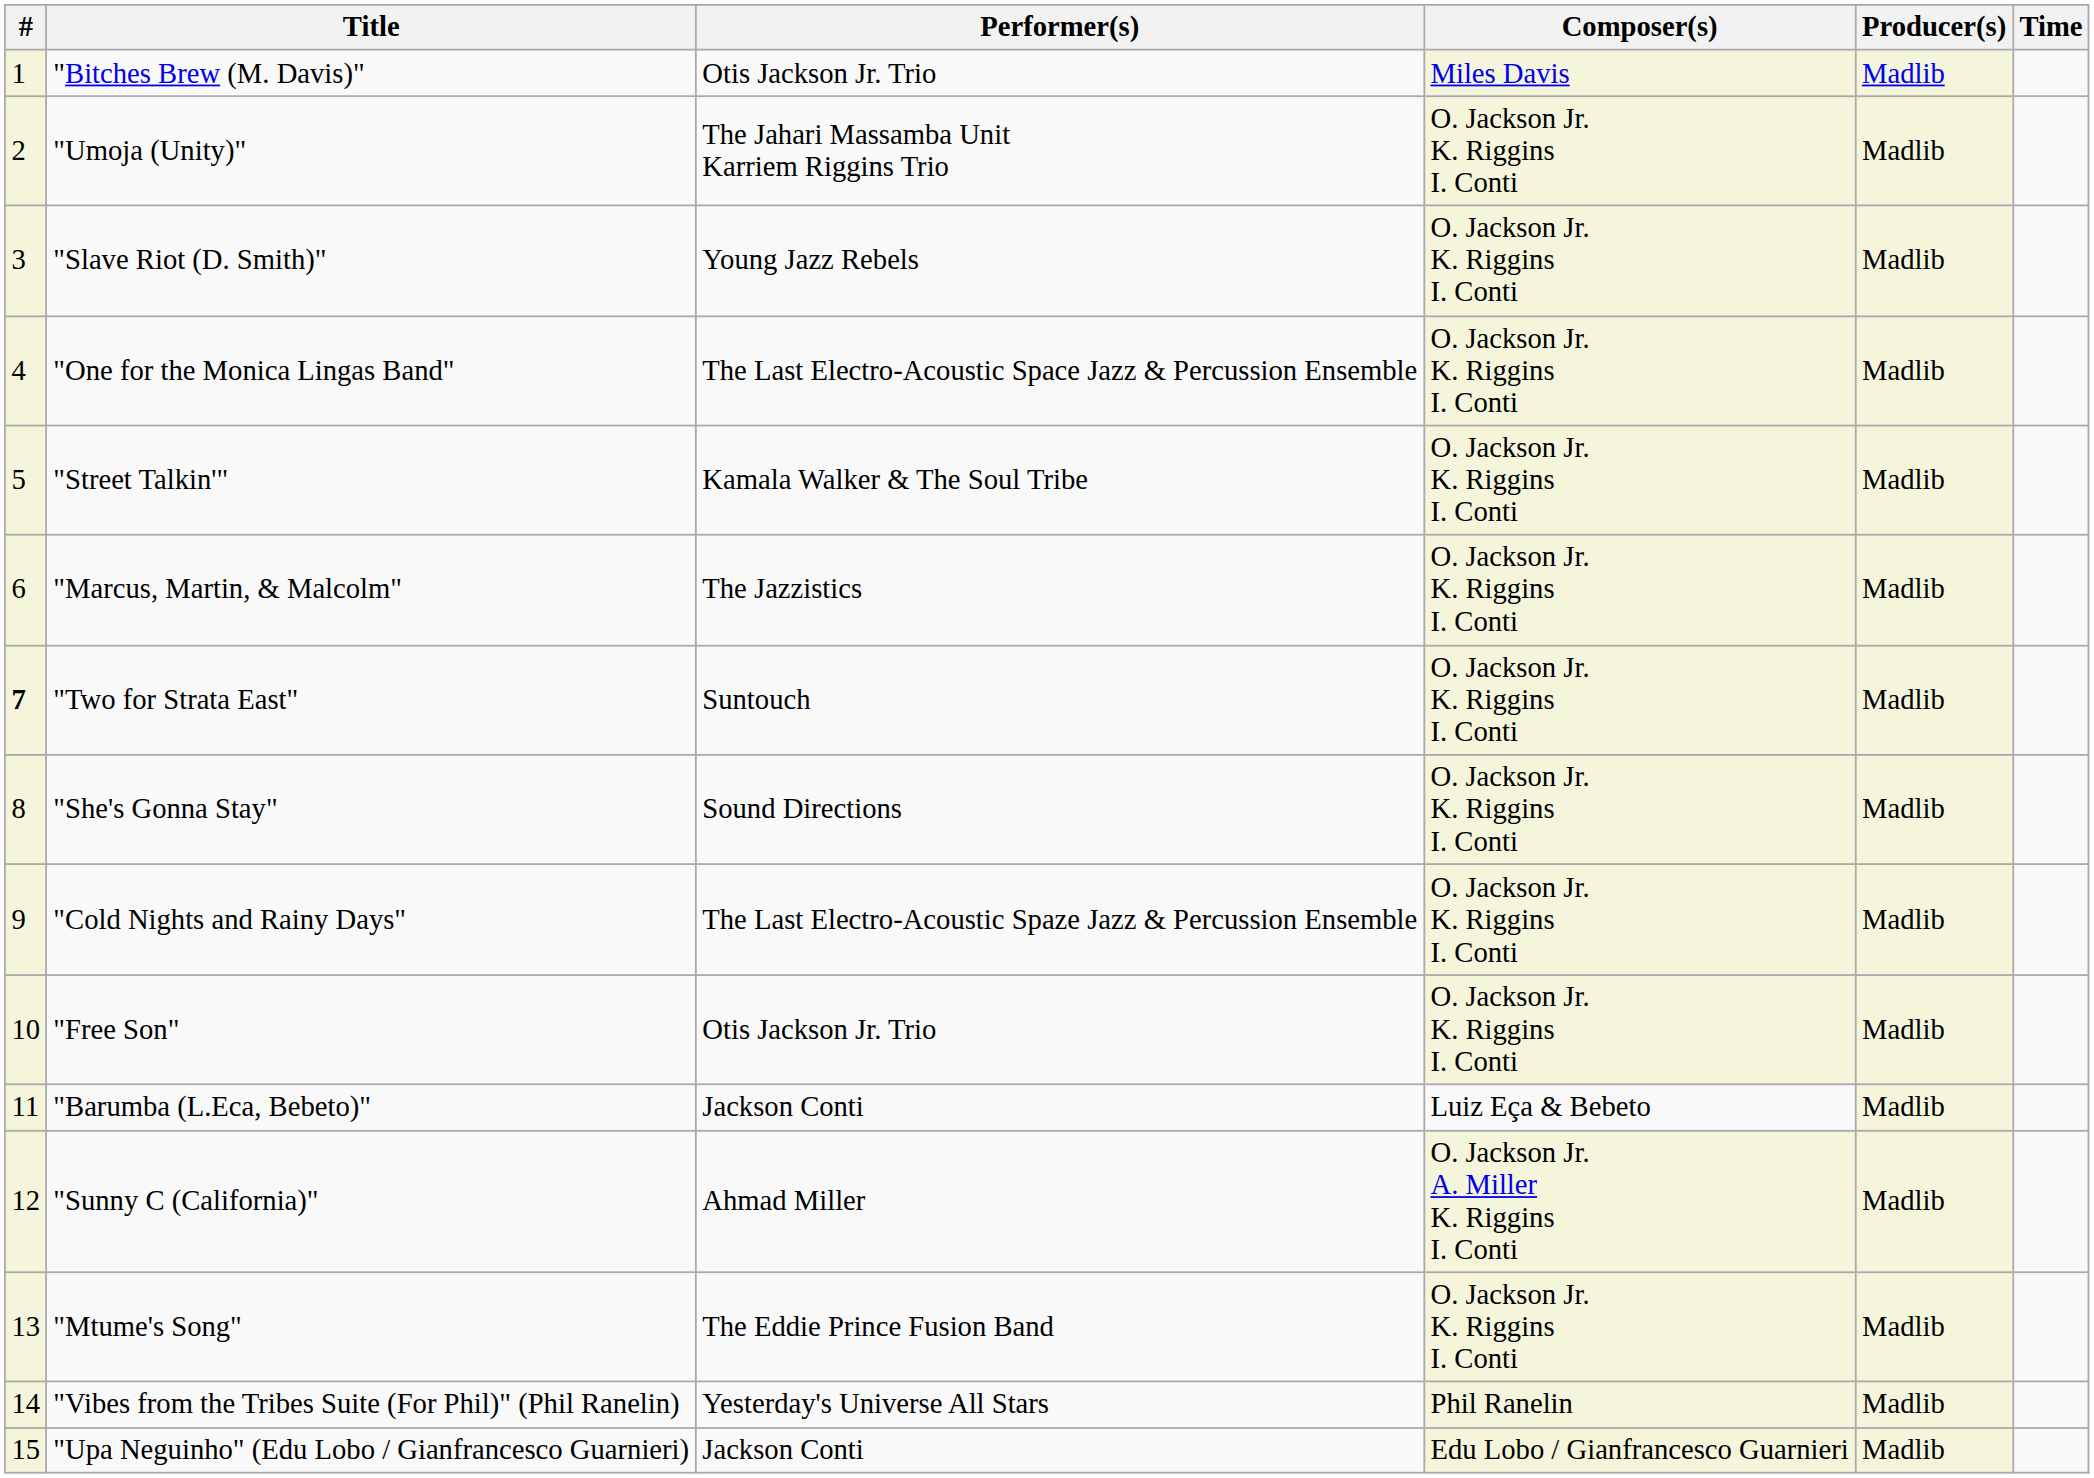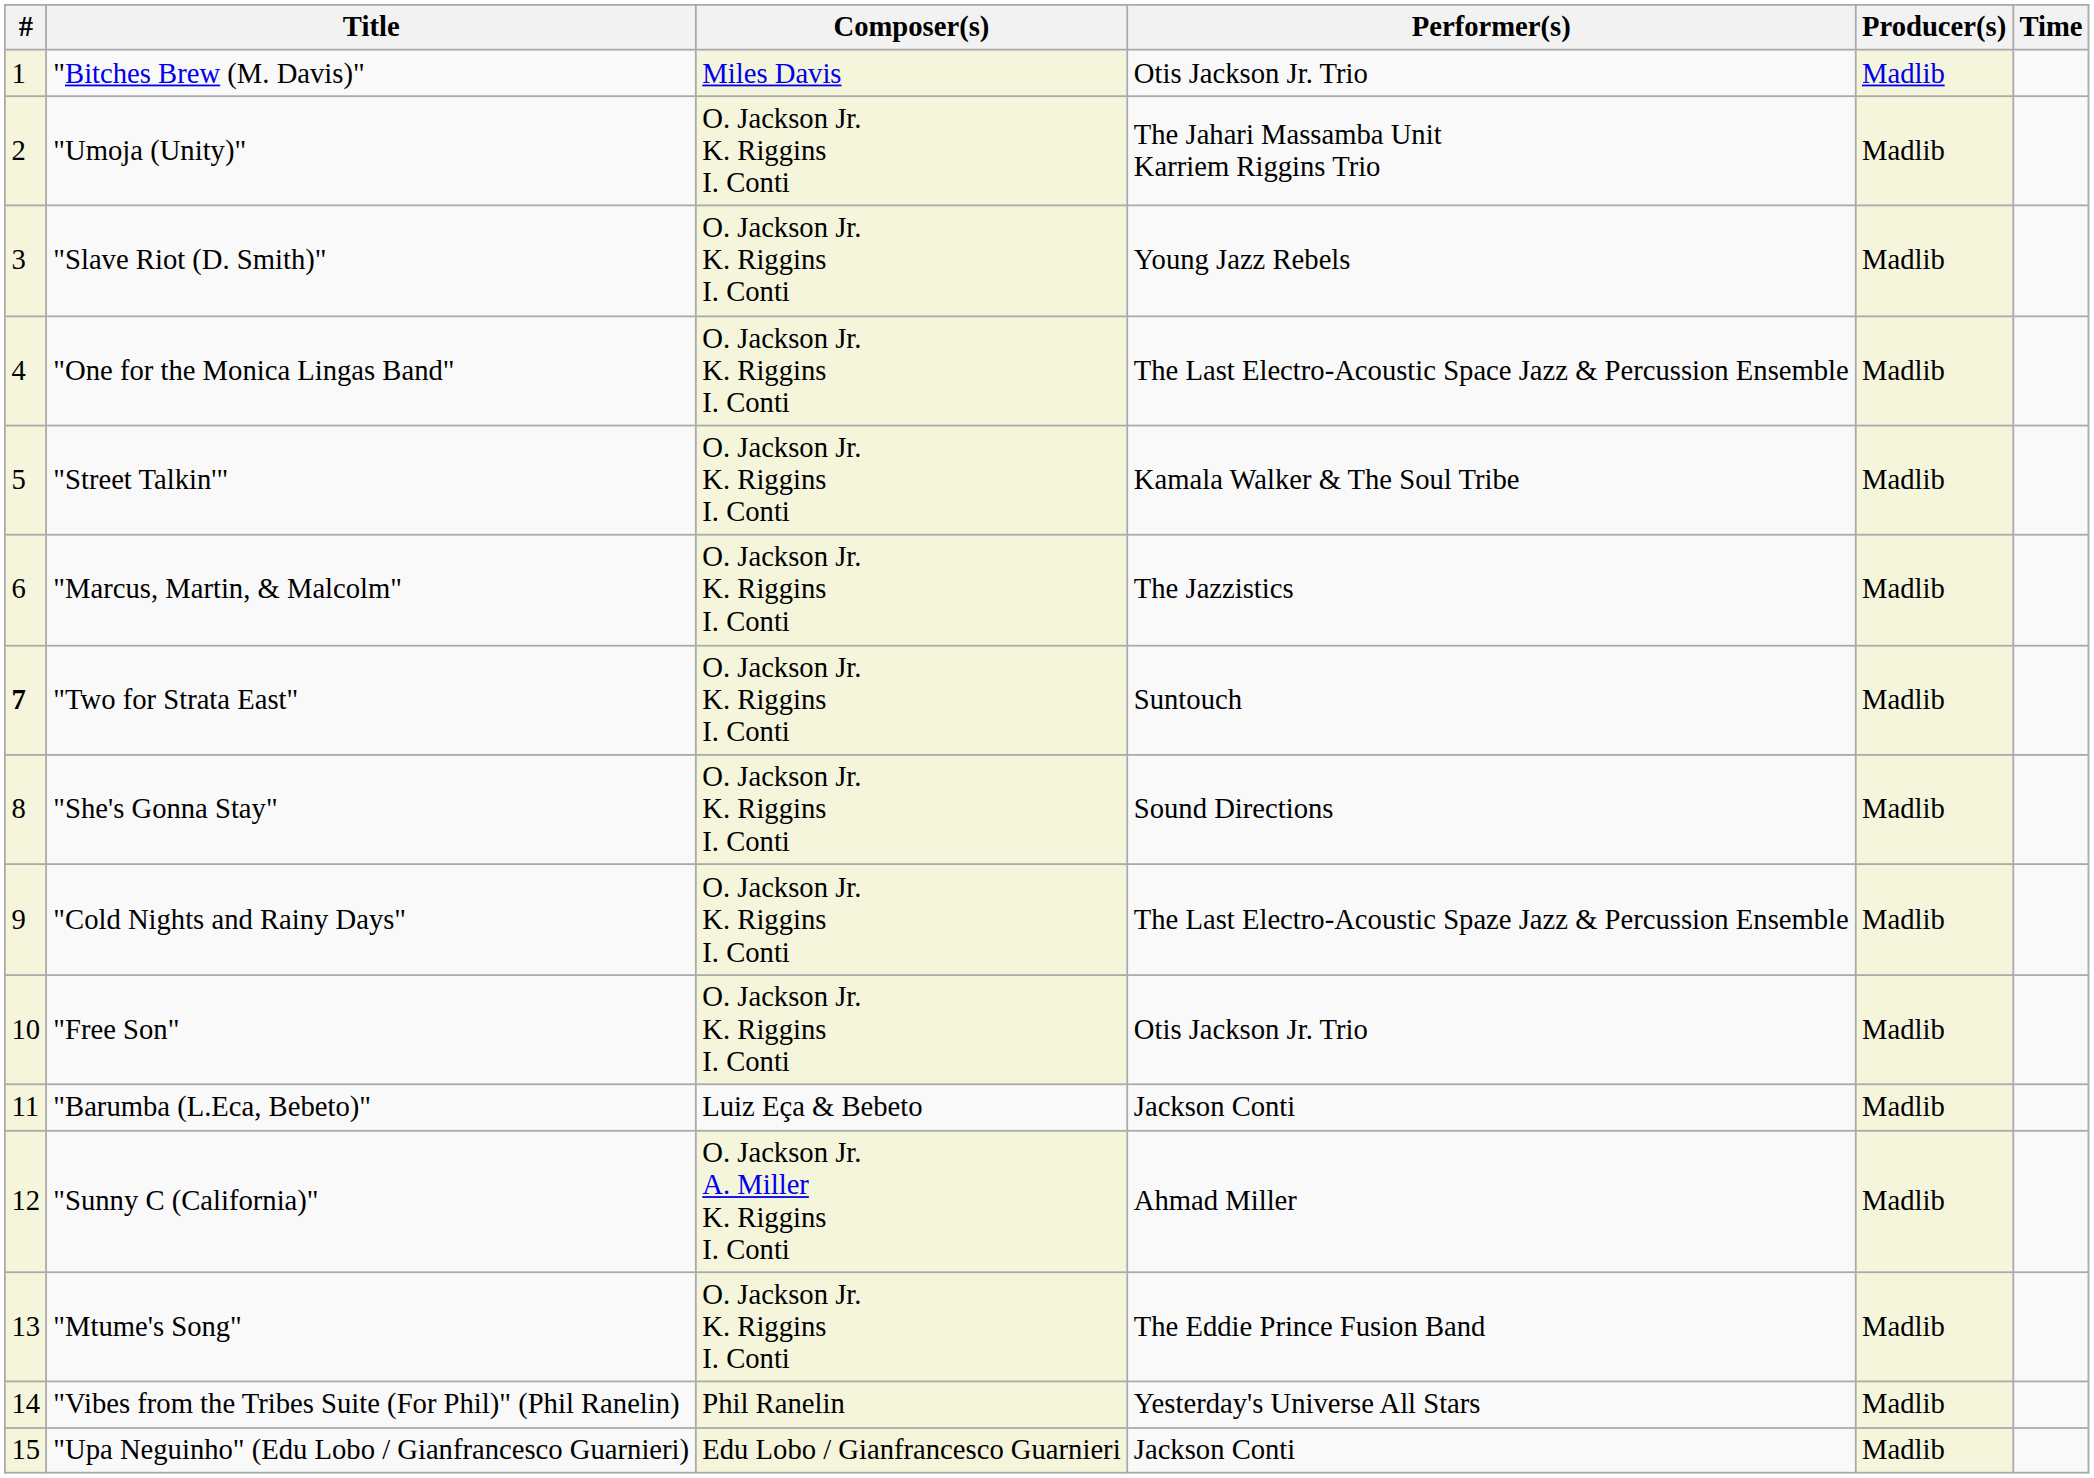columns swapped: (1640, 27) <-> (1060, 27)
